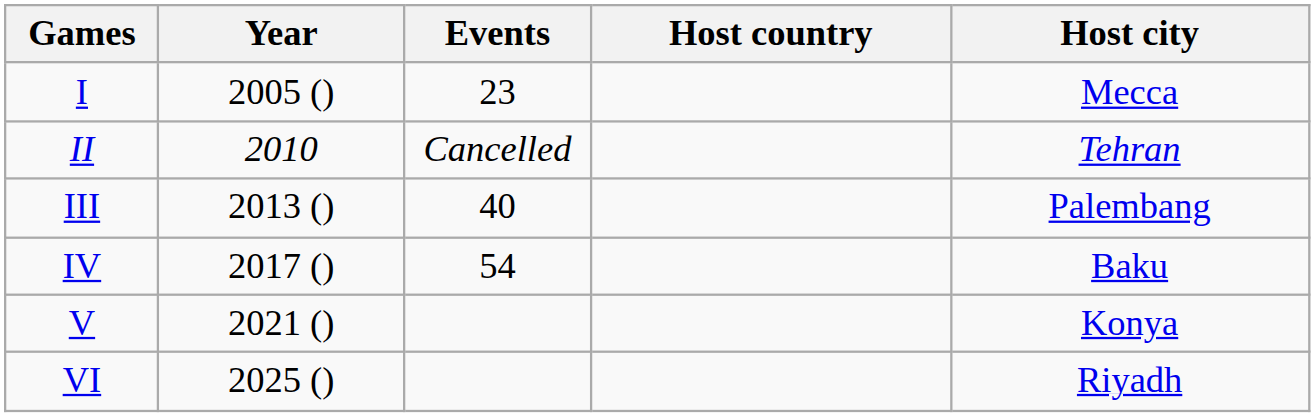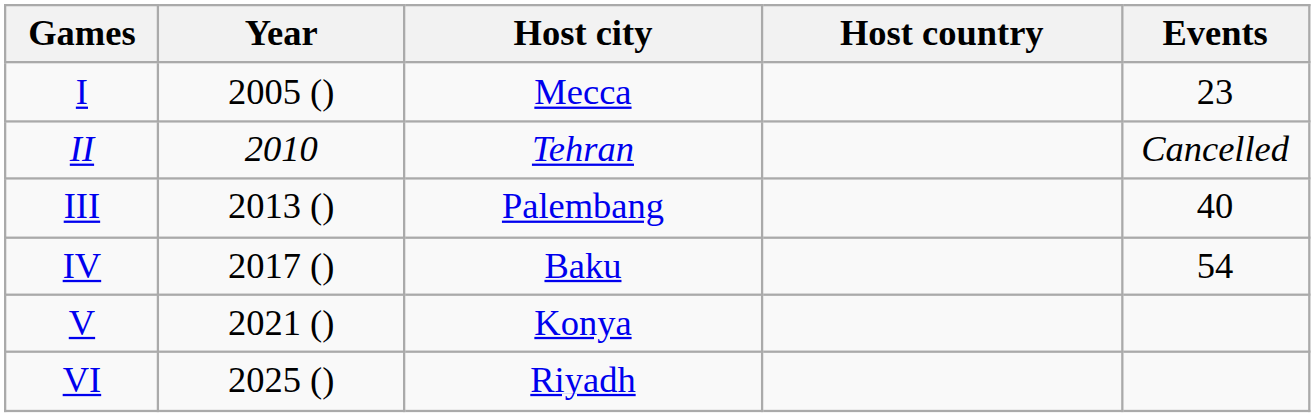columns swapped: (1130, 33) <-> (497, 33)
